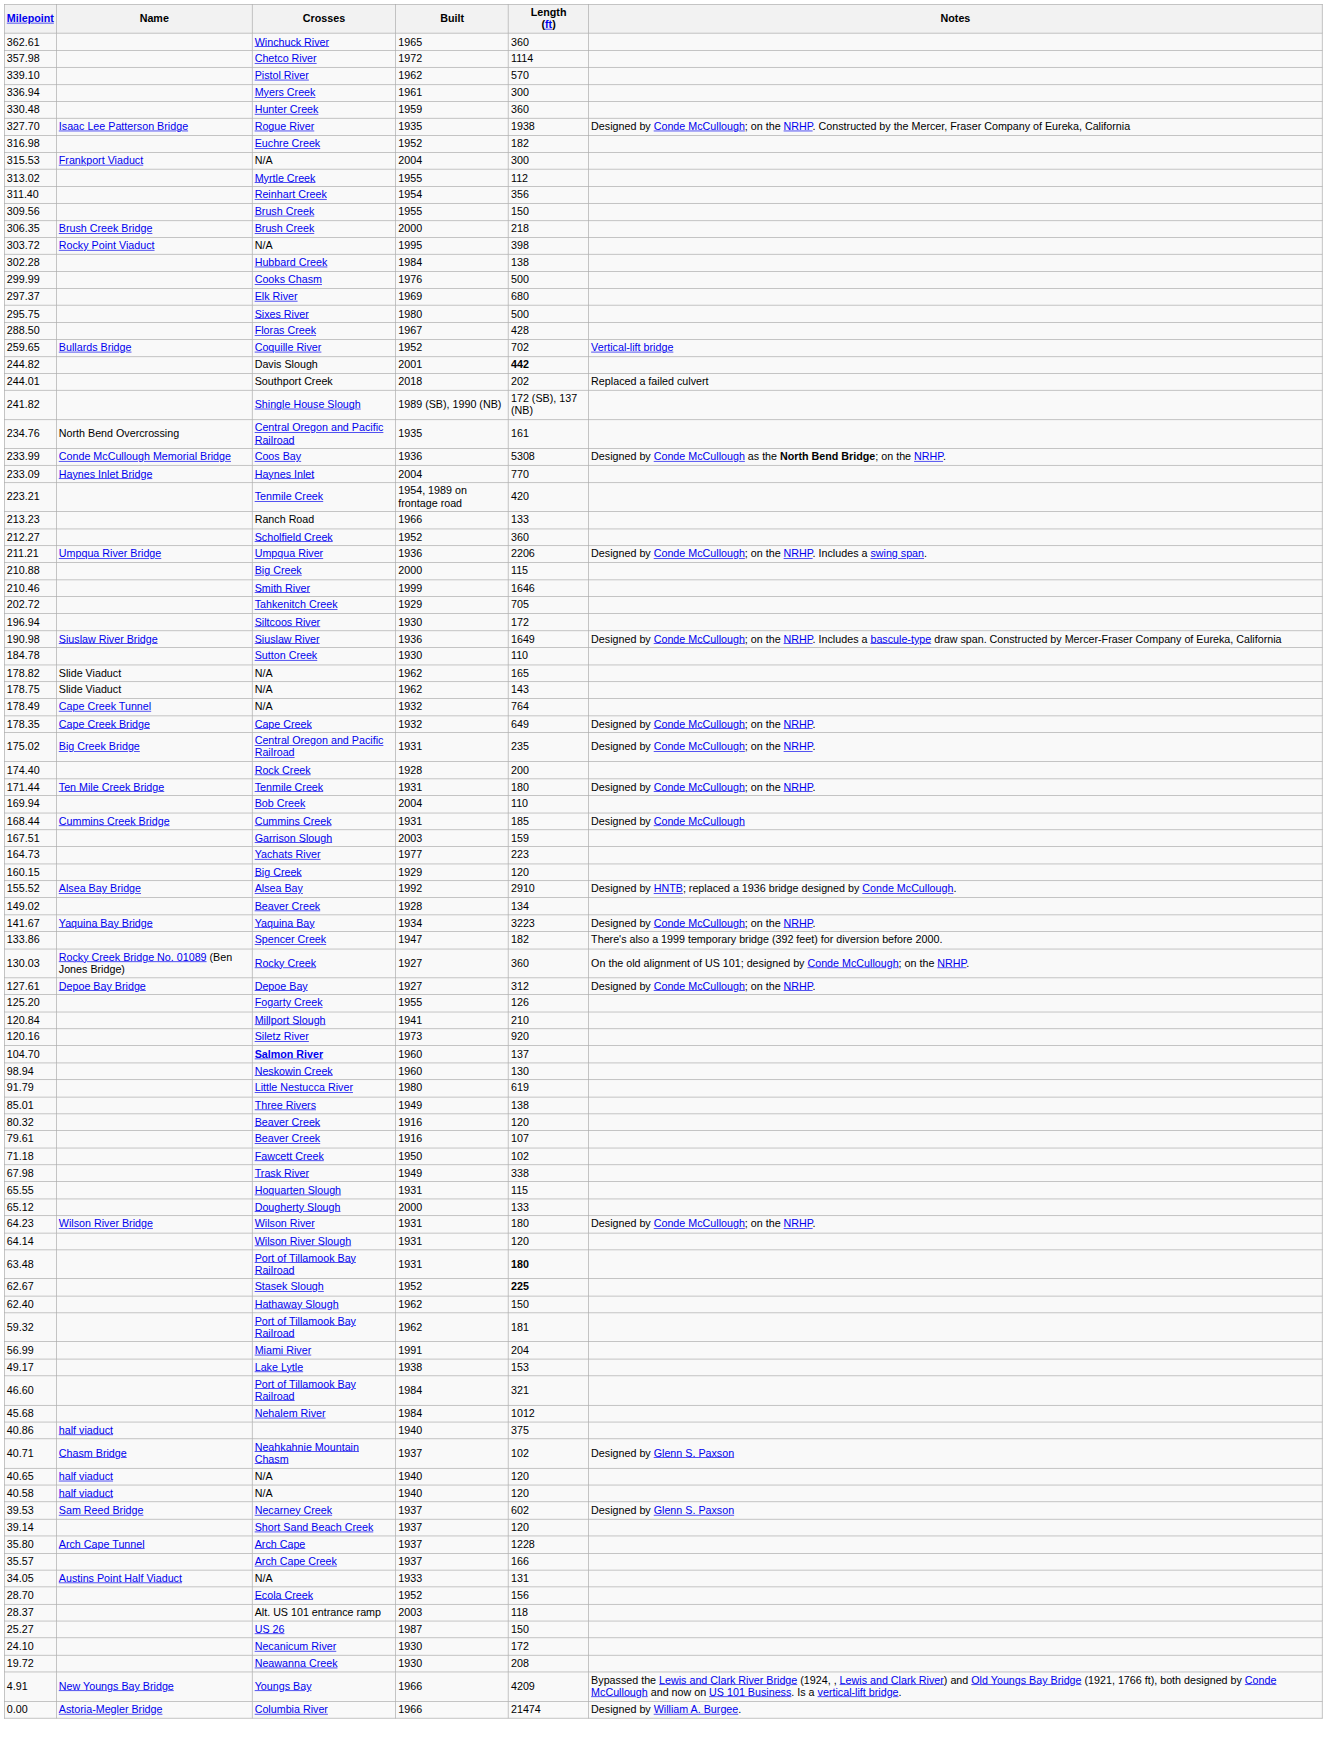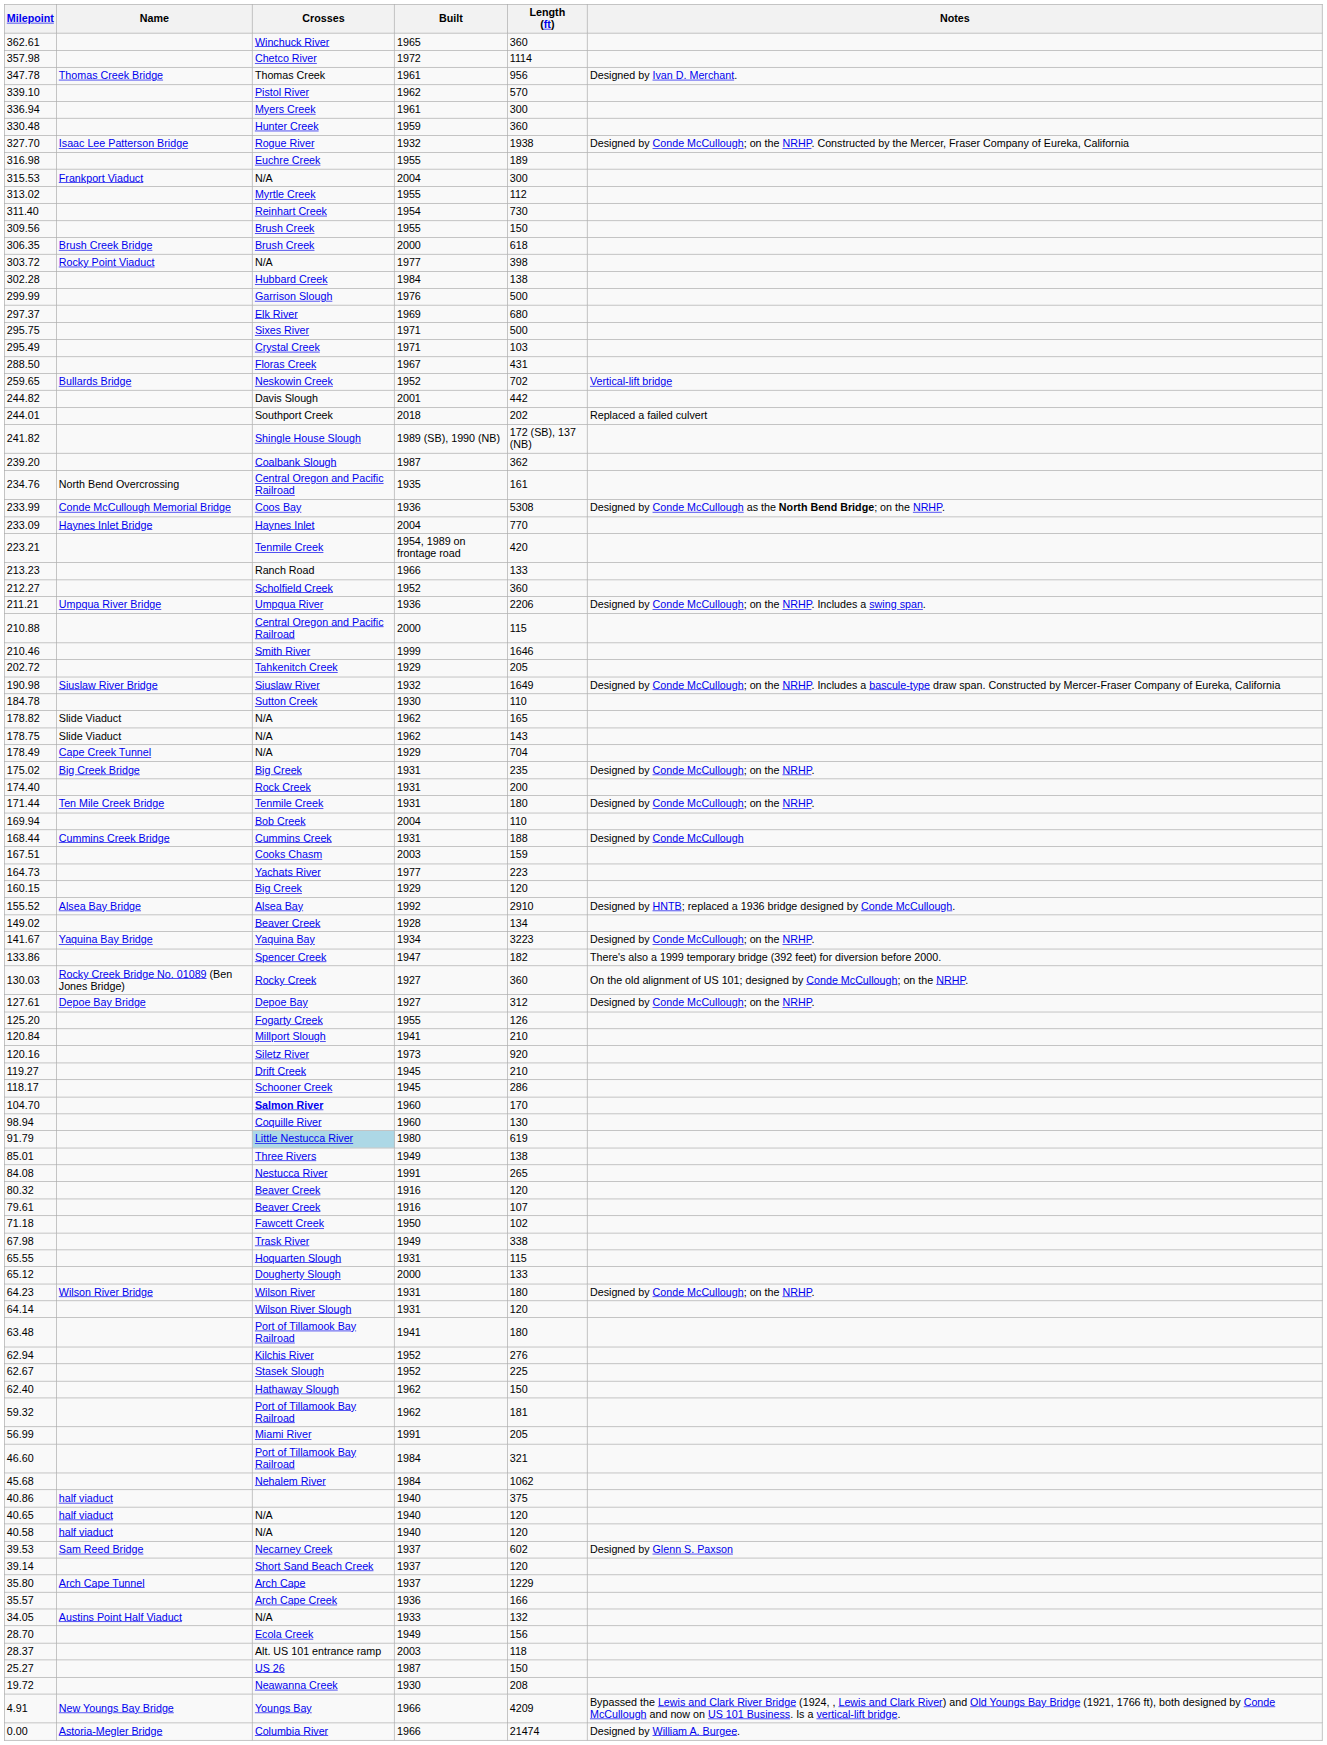+ row: (23, 76)
(410, 127) 1935 -> (409, 144) 1932
(410, 144) 1952 -> (409, 161) 1955
(520, 144) 182 -> (519, 161) 189
(520, 195) 356 -> (519, 212) 730
(520, 229) 218 -> (519, 246) 618
(410, 246) 1995 -> (409, 263) 1977
(288, 280) Cooks Chasm -> (294, 297) Garrison Slough
(410, 314) 1980 -> (409, 331) 1971
+ row: (23, 348)
(520, 331) 428 -> (519, 365) 431
(288, 348) Coquille River -> (294, 382) Neskowin Creek
(520, 365) bold -> (519, 399) normal
+ row: (23, 462)
(278, 571) Big Creek -> (319, 628) Central Oregon and Pacific Railroad
(520, 605) 705 -> (519, 668) 205
- row: (23, 622)
(410, 639) 1936 -> (409, 685) 1932
(410, 707) 1932 -> (409, 753) 1929
(520, 707) 764 -> (519, 753) 704
- row: (23, 724)
(319, 747) Central Oregon and Pacific Railroad -> (278, 770) Big Creek
(410, 770) 1928 -> (409, 787) 1931
(520, 821) 185 -> (519, 838) 188
(293, 838) Garrison Slough -> (289, 855) Cooks Chasm
+ row: (23, 1071)
+ row: (23, 1088)
(520, 1054) 137 -> (519, 1105) 170
(294, 1071) Neskowin Creek -> (288, 1122) Coquille River
(304, 1088) no background -> (304, 1139) lightblue background
+ row: (20, 1173)
(410, 1264) 1931 -> (409, 1332) 1941
(520, 1264) bold -> (519, 1332) normal
+ row: (20, 1355)
(520, 1287) bold -> (519, 1372) normal
(520, 1350) 204 -> (519, 1435) 205
- row: (20, 1367)
(523, 1413) 1012 -> (522, 1481) 1062
- row: (20, 1453)
(523, 1544) 1228 -> (522, 1583) 1229
(410, 1561) 1937 -> (409, 1600) 1936
(520, 1578) 131 -> (519, 1617) 132
(410, 1595) 1952 -> (409, 1634) 1949
- row: (20, 1646)
